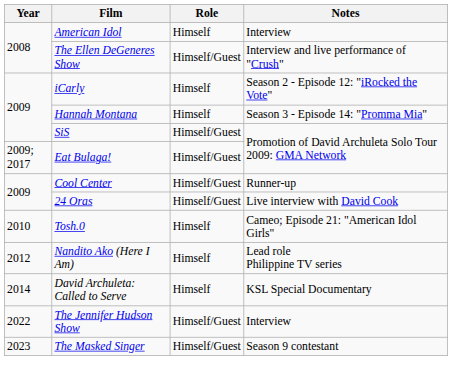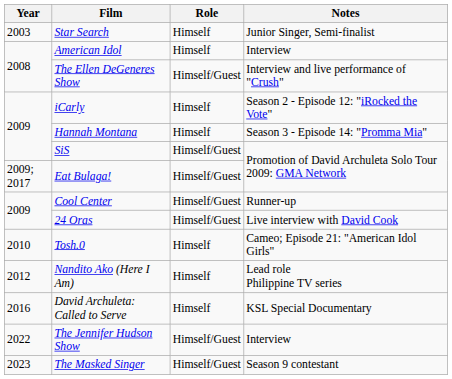+ row: (82, 32)
(19, 289) 2014 -> (19, 308) 2016
